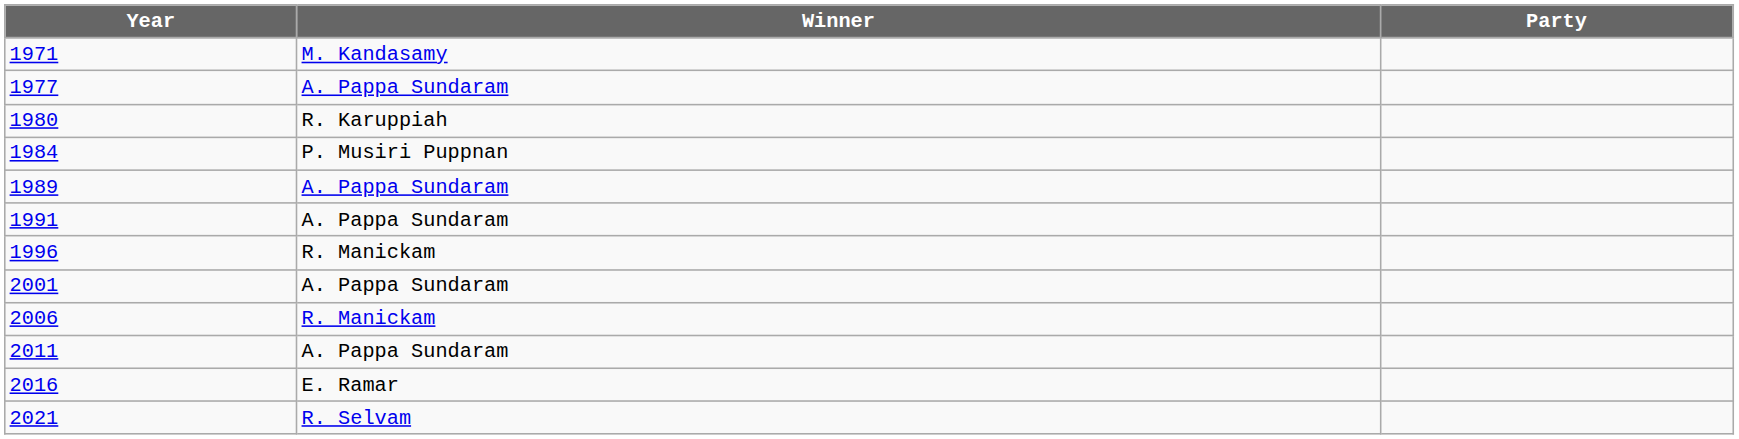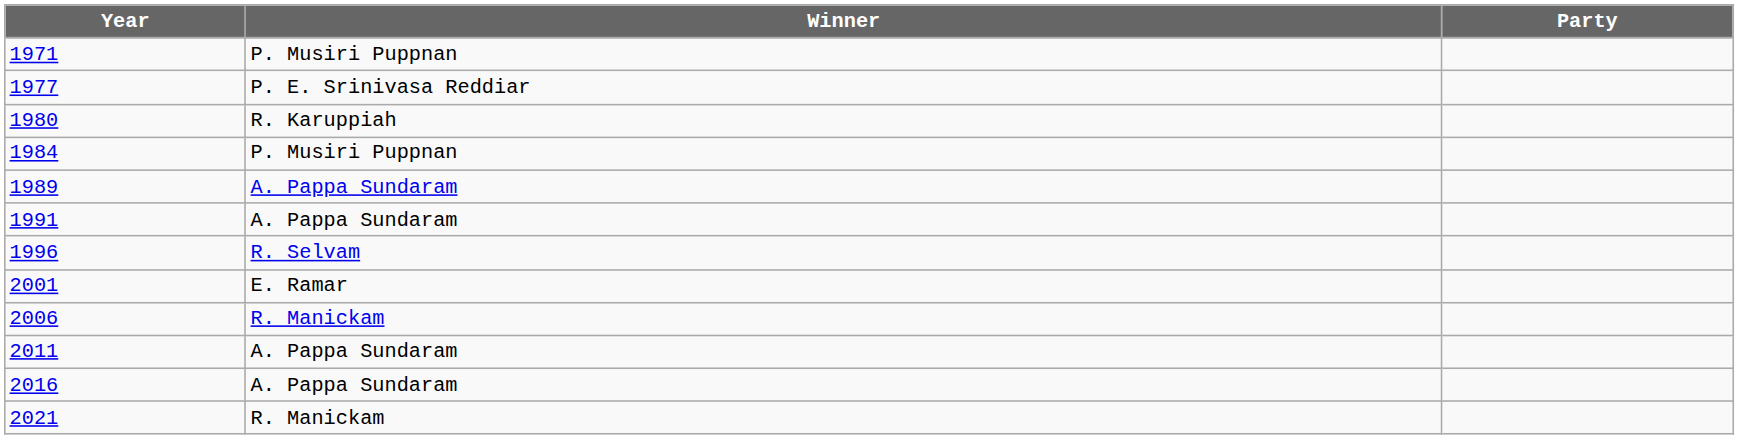(375, 54) M. Kandasamy -> (354, 54) P. Musiri Puppnan
(405, 87) A. Pappa Sundaram -> (391, 87) P. E. Srinivasa Reddiar
(368, 253) R. Manickam -> (305, 253) R. Selvam
(405, 286) A. Pappa Sundaram -> (299, 286) E. Ramar
(350, 385) E. Ramar -> (354, 385) A. Pappa Sundaram
(356, 418) R. Selvam -> (318, 418) R. Manickam
